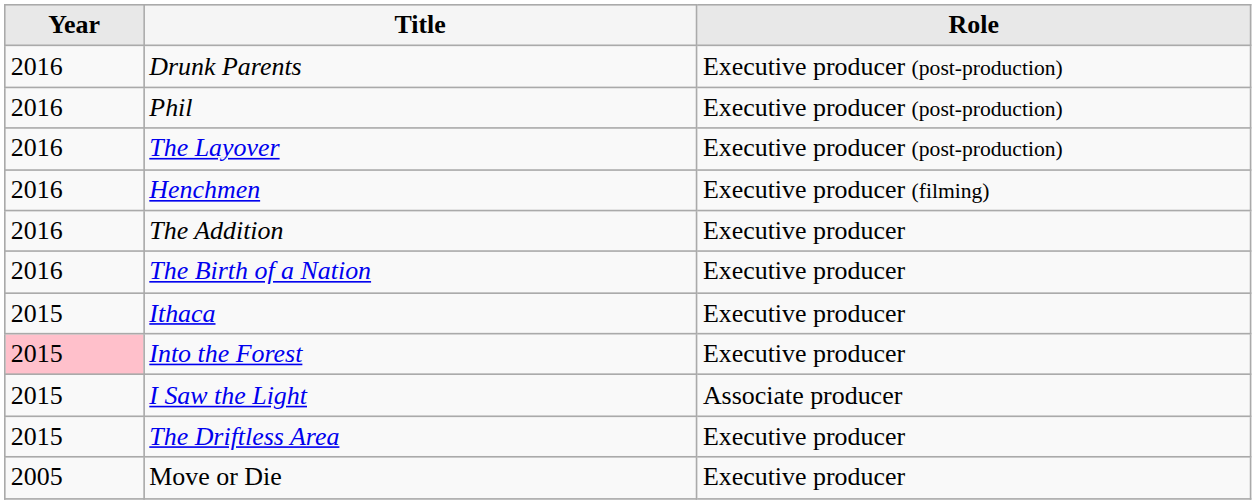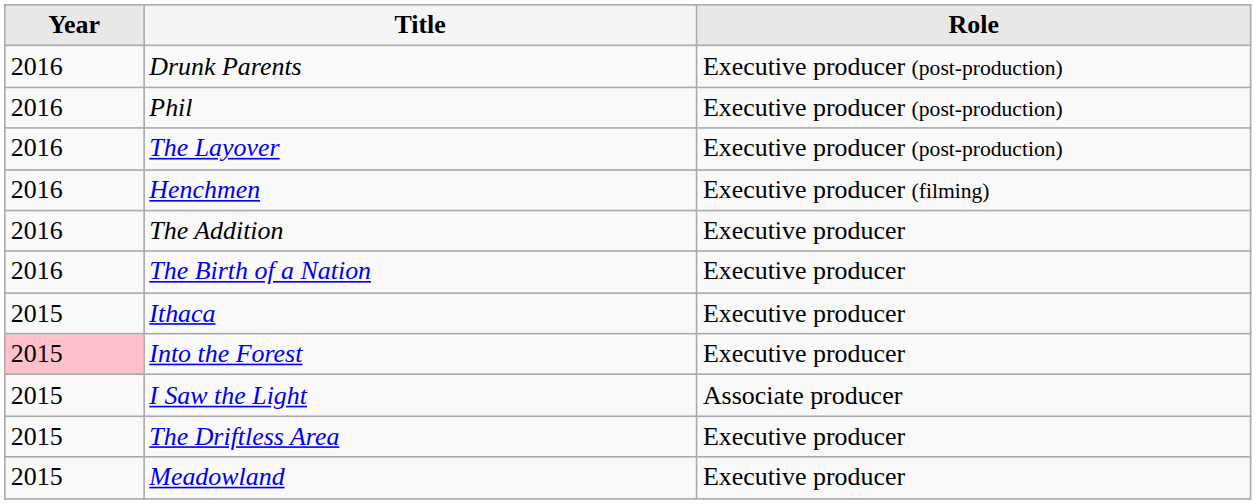+ row: (217, 477)
- row: (216, 477)
